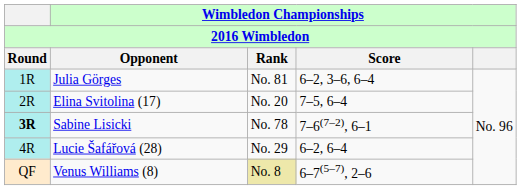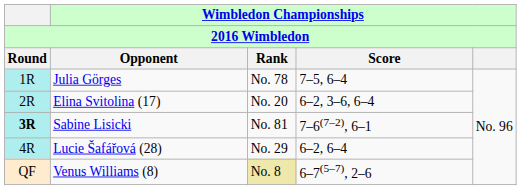(269, 79) No. 81 -> (269, 79) No. 78
(337, 79) 6–2, 3–6, 6–4 -> (323, 79) 7–5, 6–4
(323, 101) 7–5, 6–4 -> (337, 101) 6–2, 3–6, 6–4
(269, 124) No. 78 -> (269, 124) No. 81
